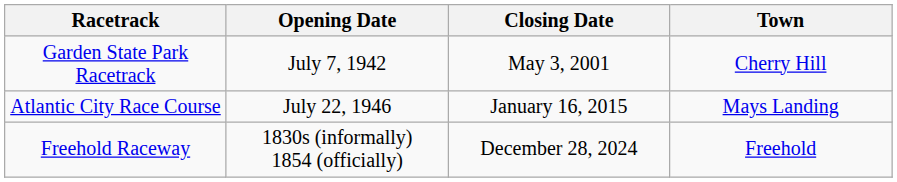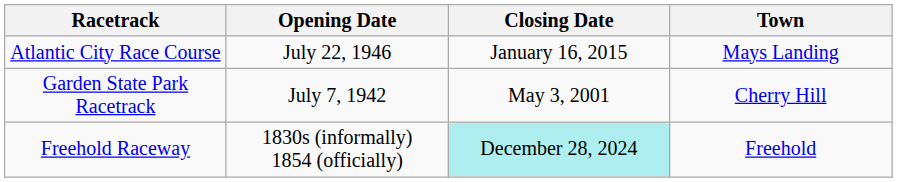rows swapped: (115, 106) <-> (115, 63)
(559, 149) no background -> (559, 149) paleturquoise background
